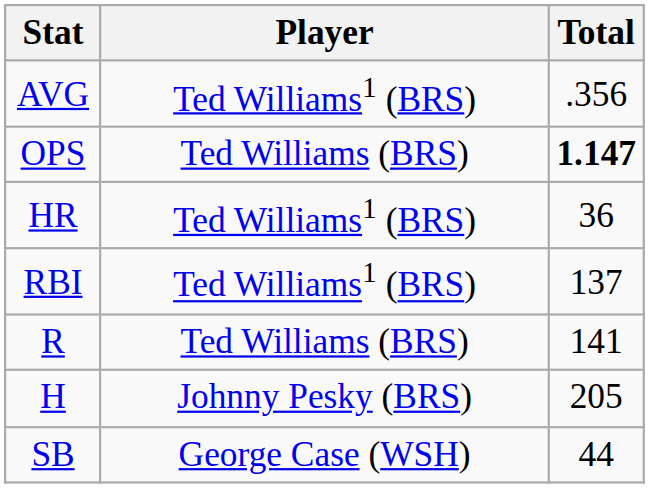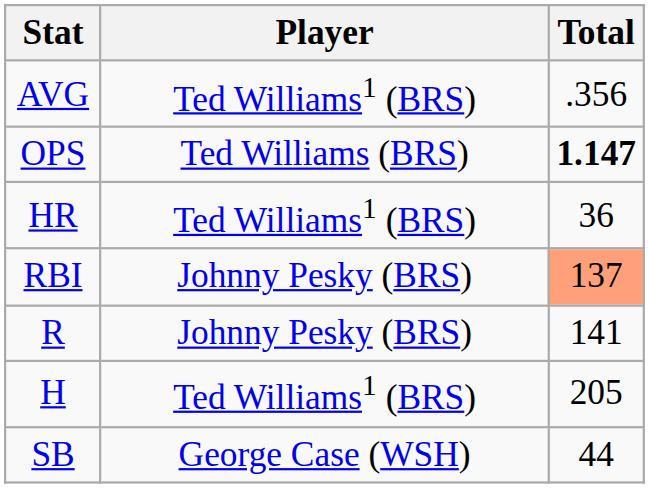(325, 280) Ted Williams1 (BRS) -> (325, 275) Johnny Pesky (BRS)
(596, 280) no background -> (596, 275) lightsalmon background
(325, 341) Ted Williams (BRS) -> (325, 332) Johnny Pesky (BRS)
(325, 397) Johnny Pesky (BRS) -> (325, 392) Ted Williams1 (BRS)
